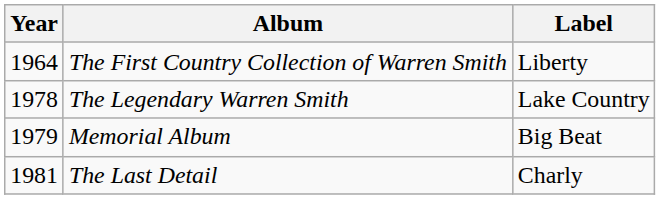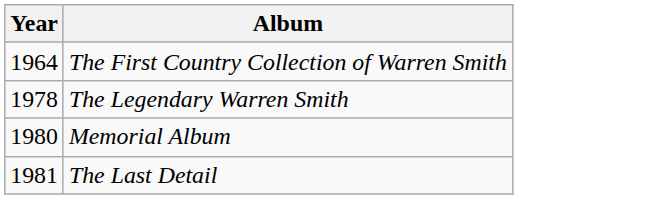- column: (584, 23)
(34, 136) 1979 -> (34, 136) 1980
